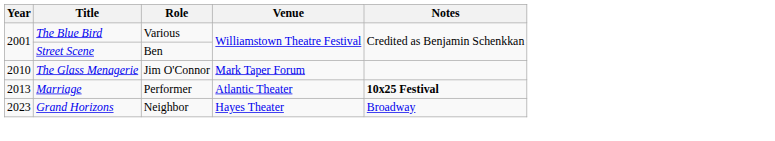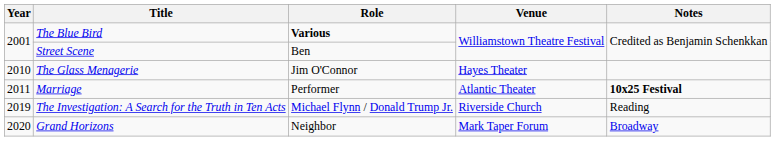(162, 32) normal -> (311, 32) bold
(260, 70) Mark Taper Forum -> (493, 70) Hayes Theater
(19, 88) 2013 -> (19, 88) 2011
+ row: (161, 107)
(19, 107) 2023 -> (19, 126) 2020
(250, 107) Hayes Theater -> (503, 126) Mark Taper Forum
